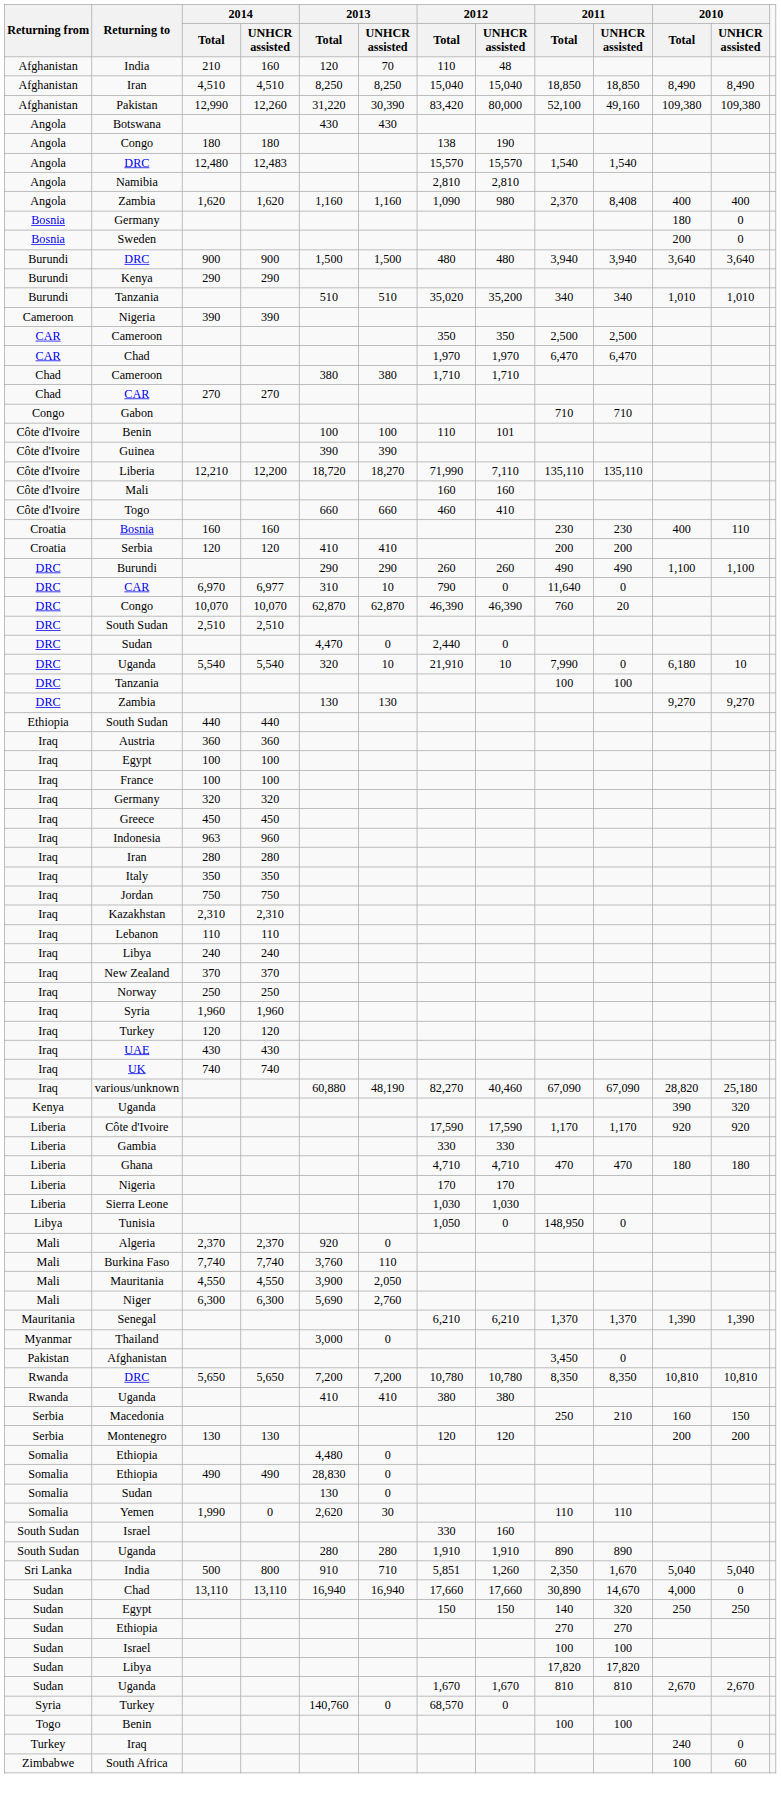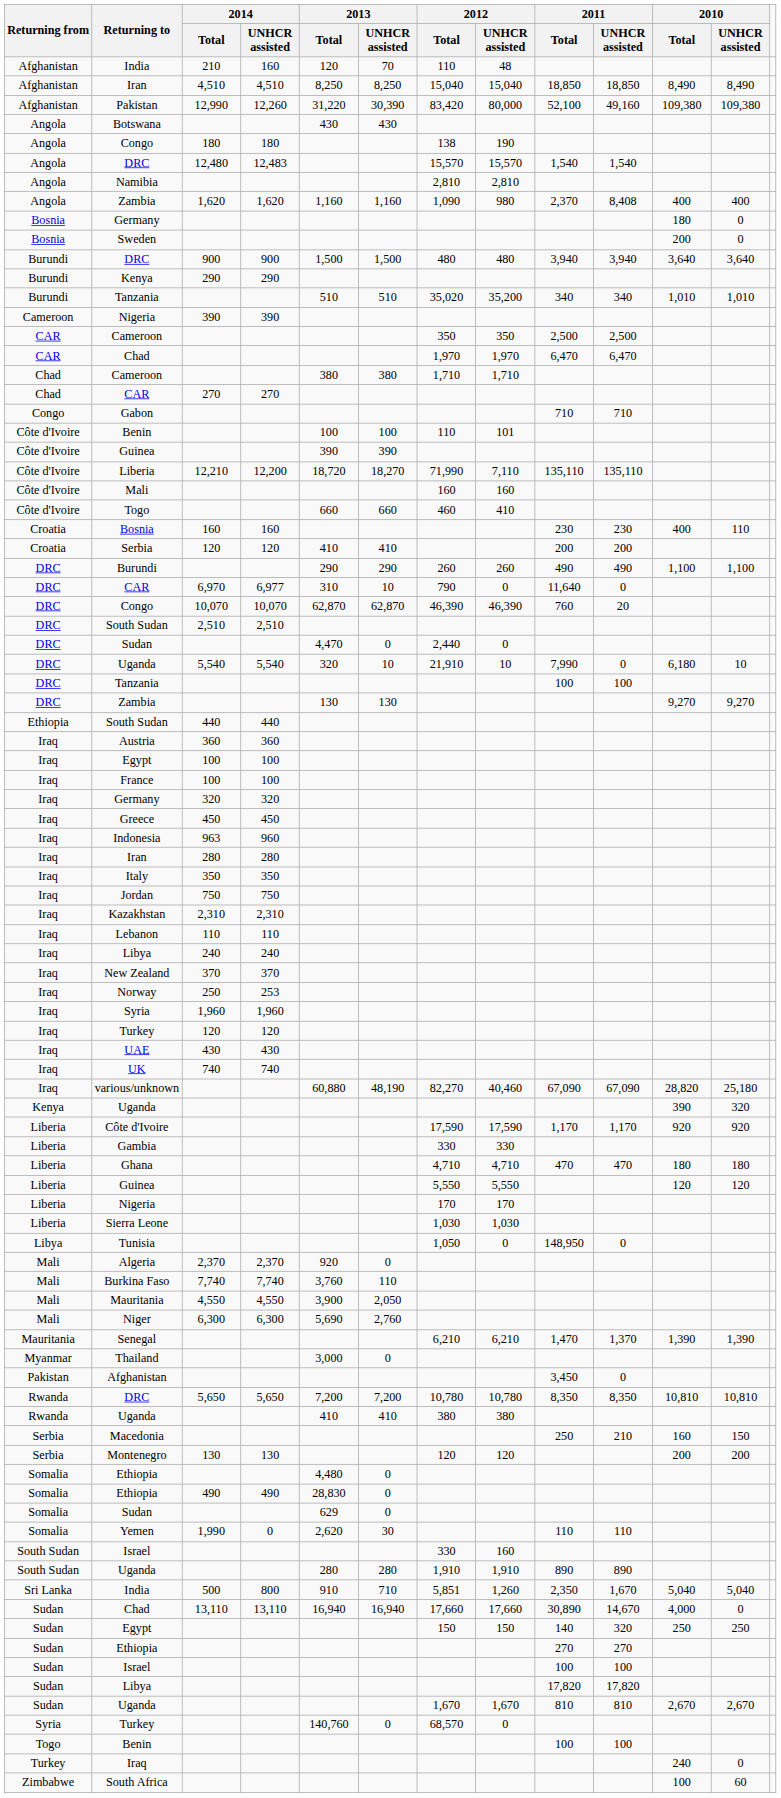(270, 992) 250 -> (270, 992) 253
+ row: (48, 1184)
(564, 1319) 1,370 -> (564, 1339) 1,470
(329, 1493) 130 -> (329, 1512) 629
